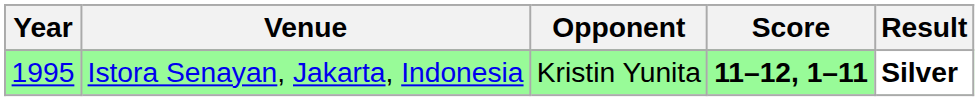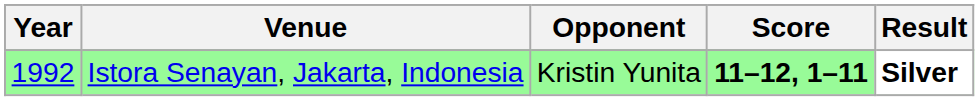(43, 72) 1995 -> (43, 72) 1992
